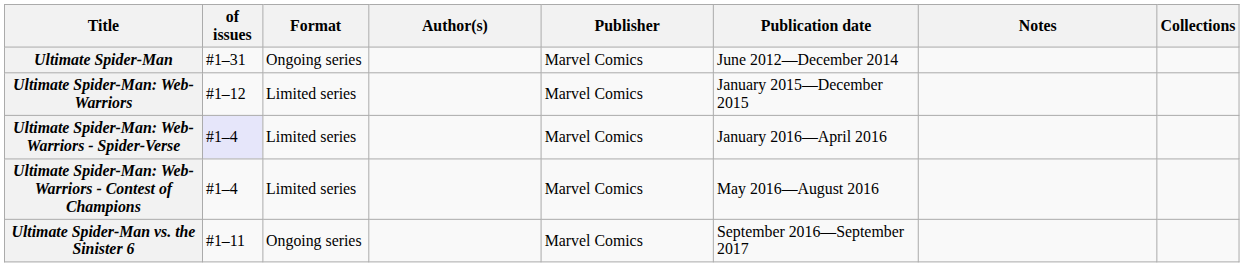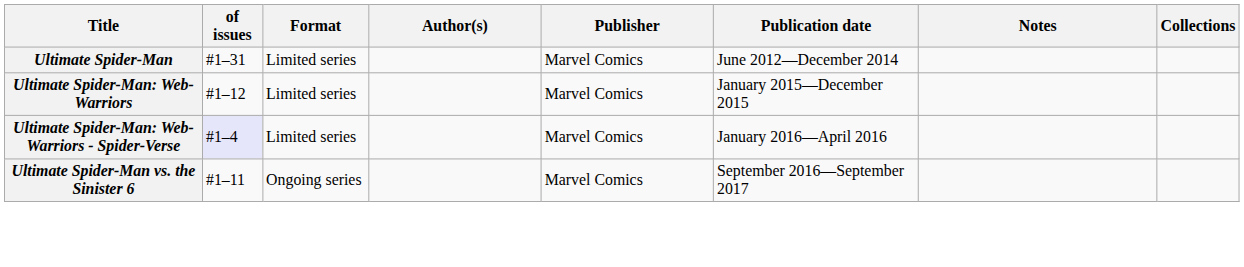(314, 60) Ongoing series -> (311, 60) Limited series
- row: (103, 188)
